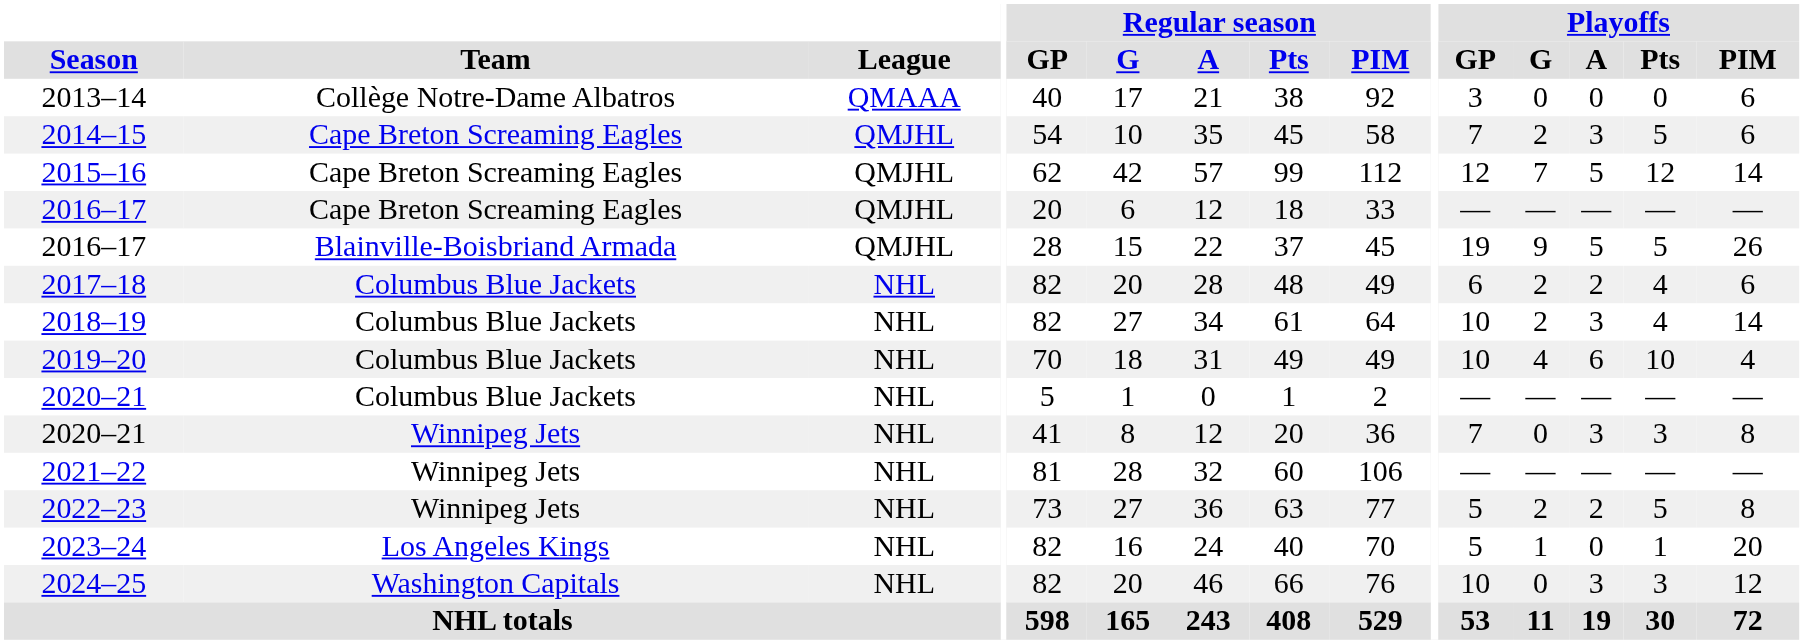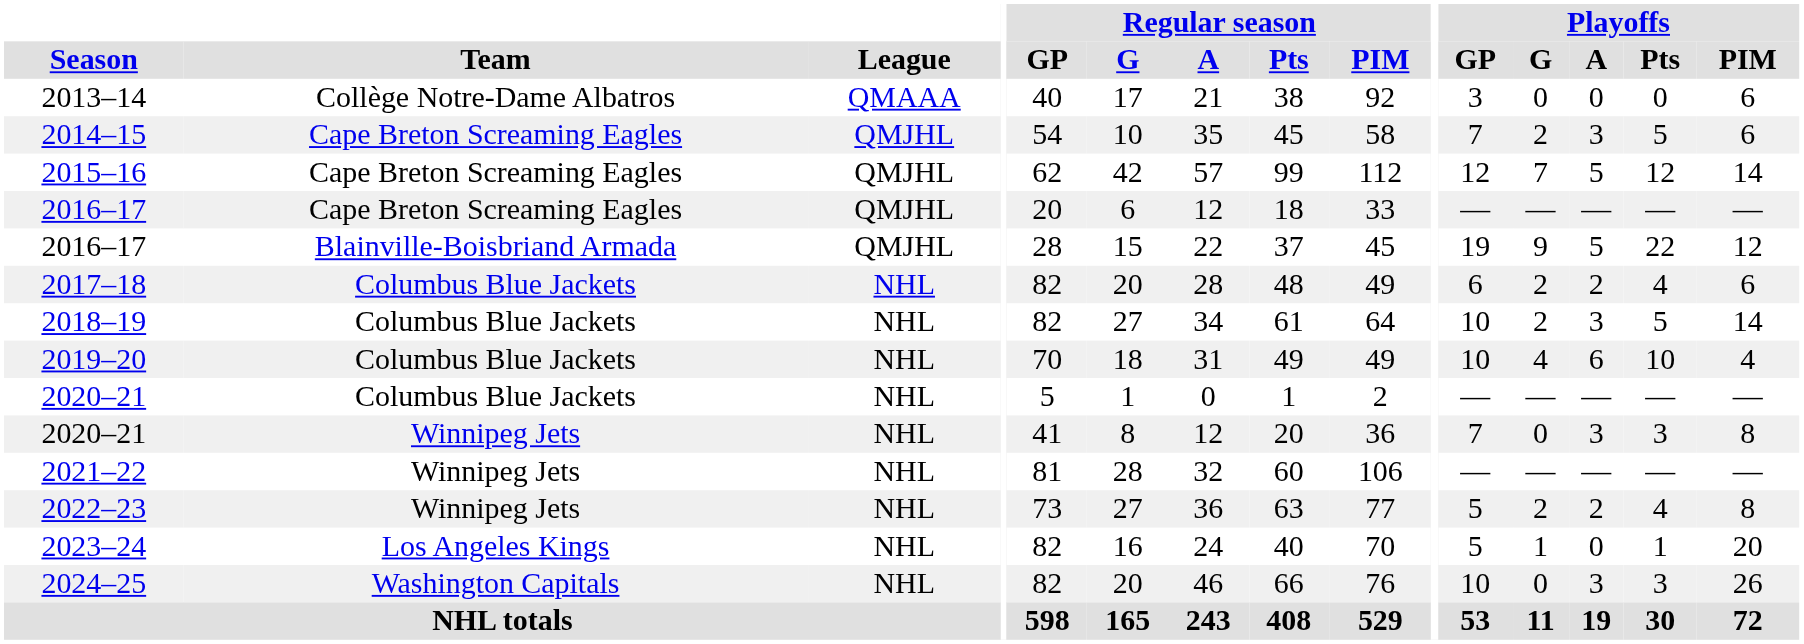(1660, 246) 5 -> (1660, 246) 22
(1748, 246) 26 -> (1748, 246) 12
(1660, 321) 4 -> (1660, 321) 5
(1660, 508) 5 -> (1660, 508) 4
(1748, 583) 12 -> (1748, 583) 26
